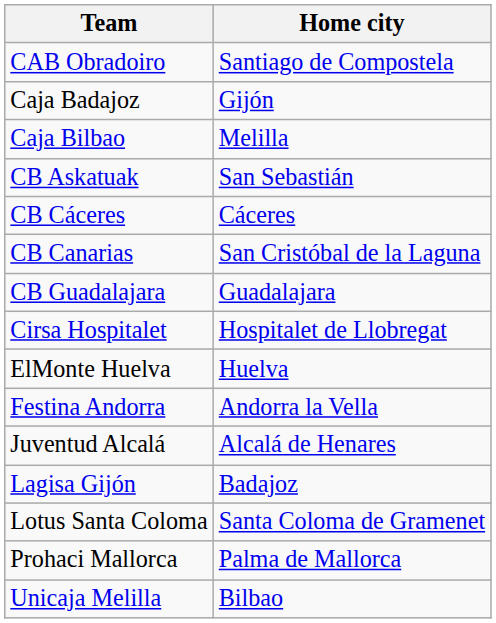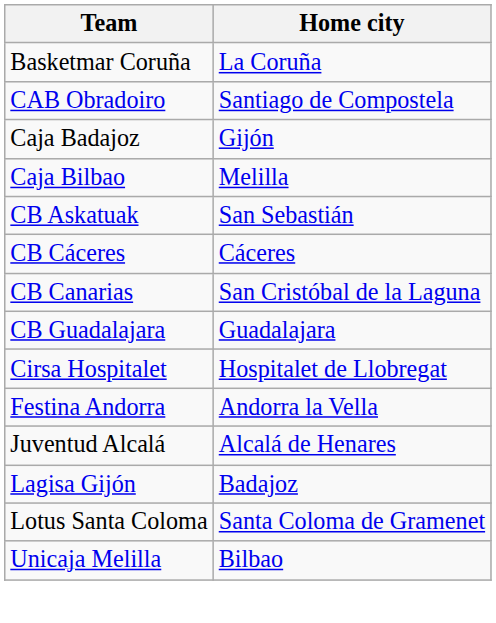+ row: (101, 61)
- row: (91, 368)
- row: (94, 560)
